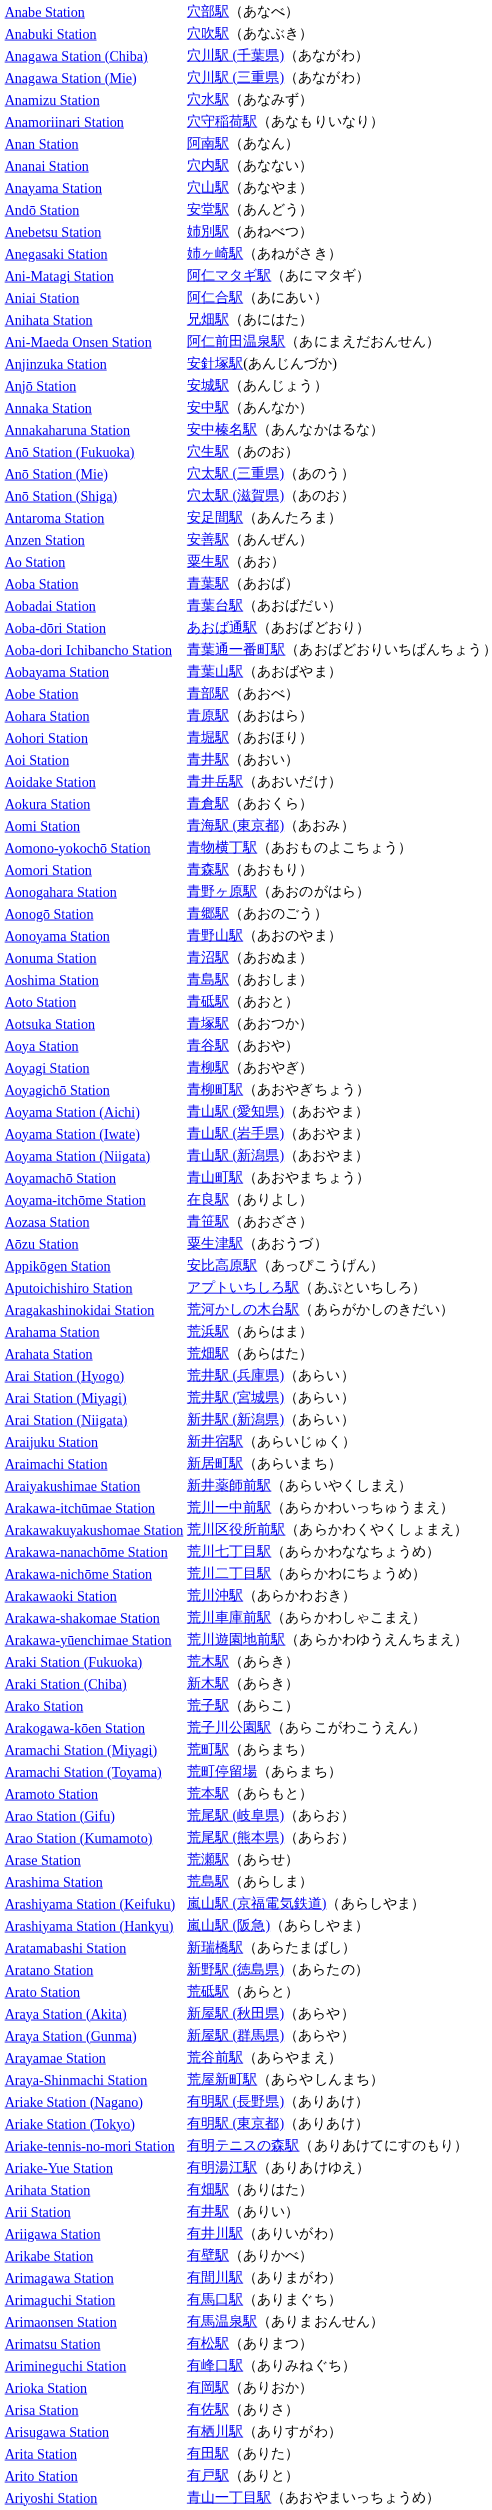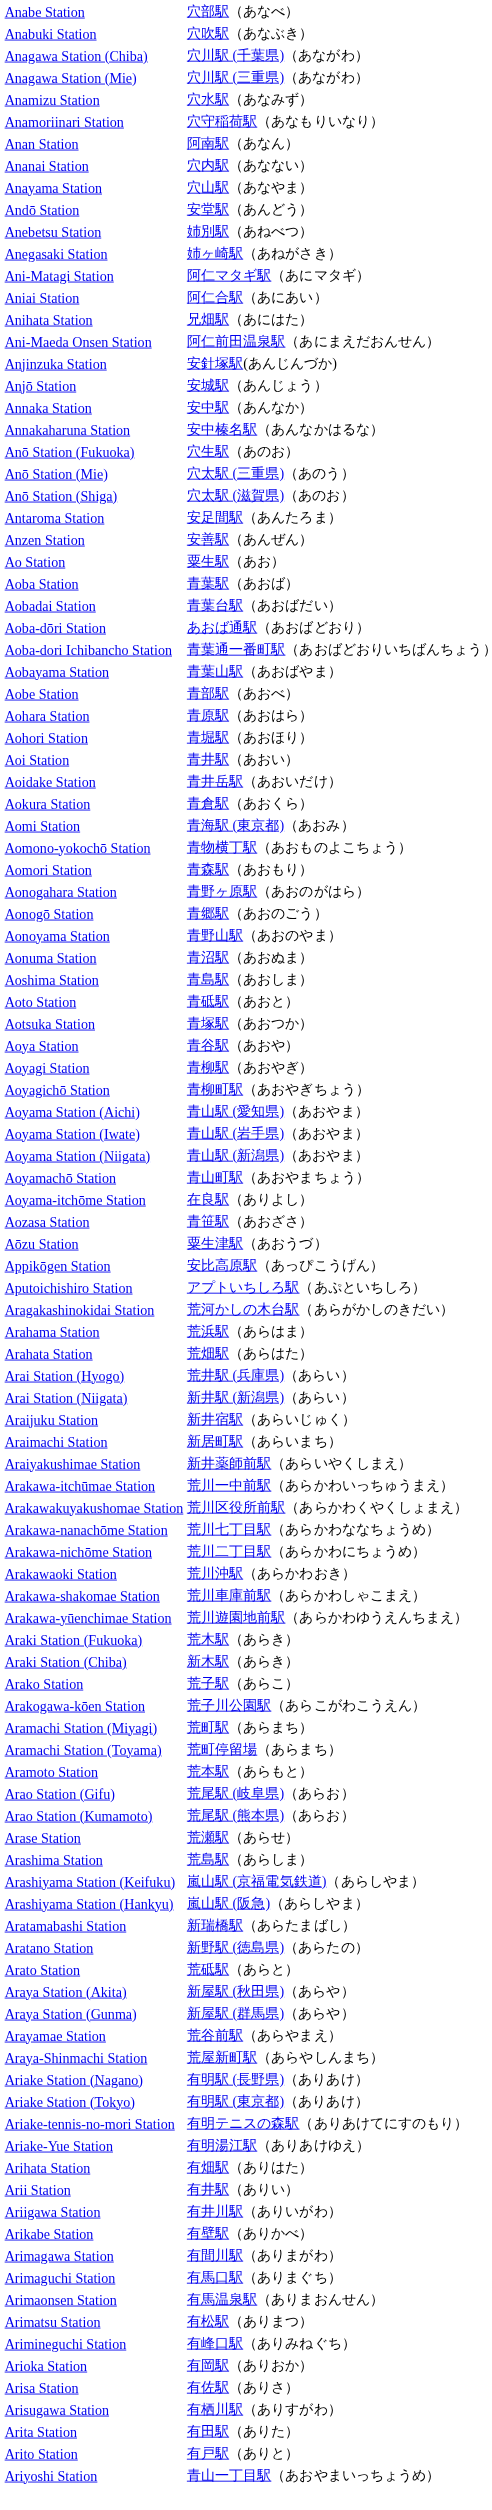- row: (66, 1397)
